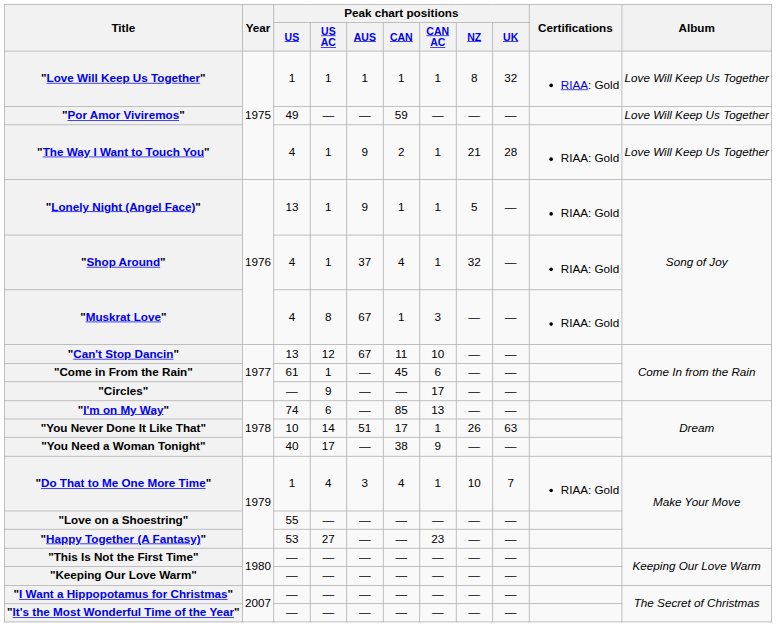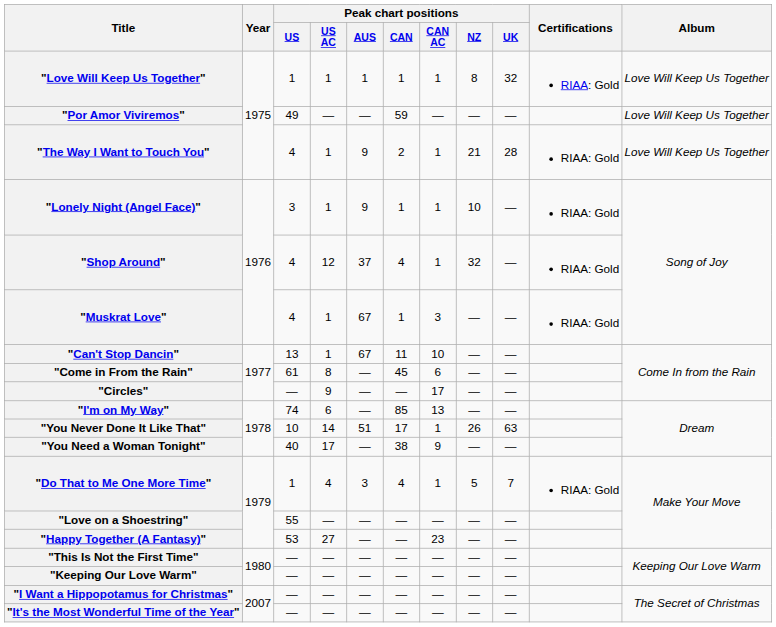(292, 207) 13 -> (292, 207) 3
(474, 207) 5 -> (474, 207) 10
(328, 262) 1 -> (328, 262) 12
(328, 317) 8 -> (328, 317) 1
(328, 354) 12 -> (328, 354) 1
(328, 372) 1 -> (328, 372) 8
(474, 483) 10 -> (474, 483) 5
